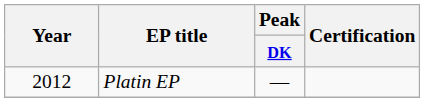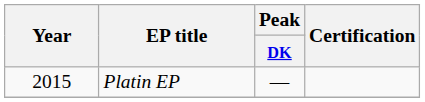(52, 81) 2012 -> (52, 81) 2015
